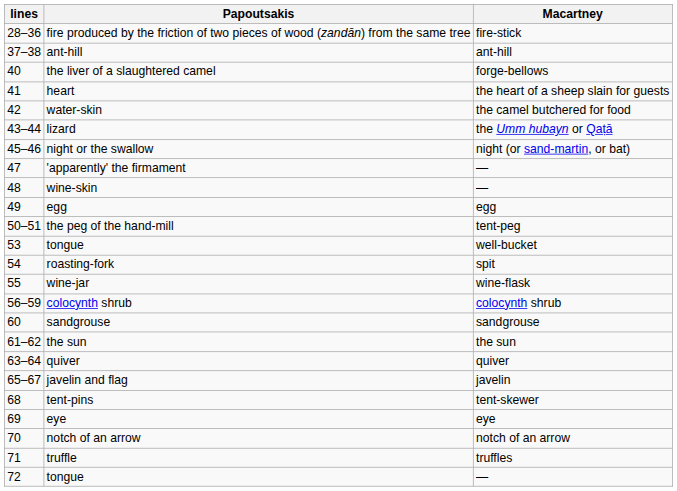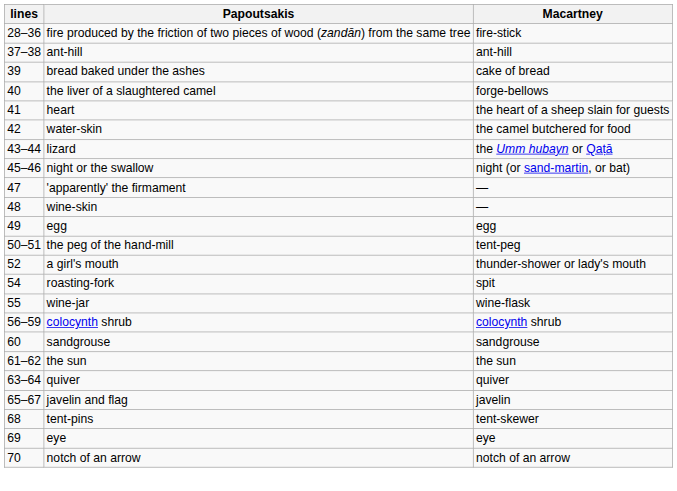+ row: (126, 71)
+ row: (83, 264)
- row: (65, 245)
- row: (62, 457)
- row: (65, 476)
